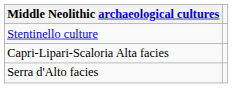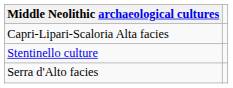rows swapped: (53, 33) <-> (88, 53)
